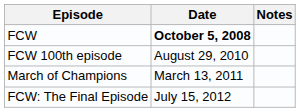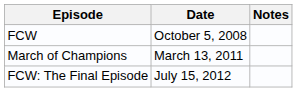(202, 35) bold -> (201, 35) normal
- row: (65, 55)
